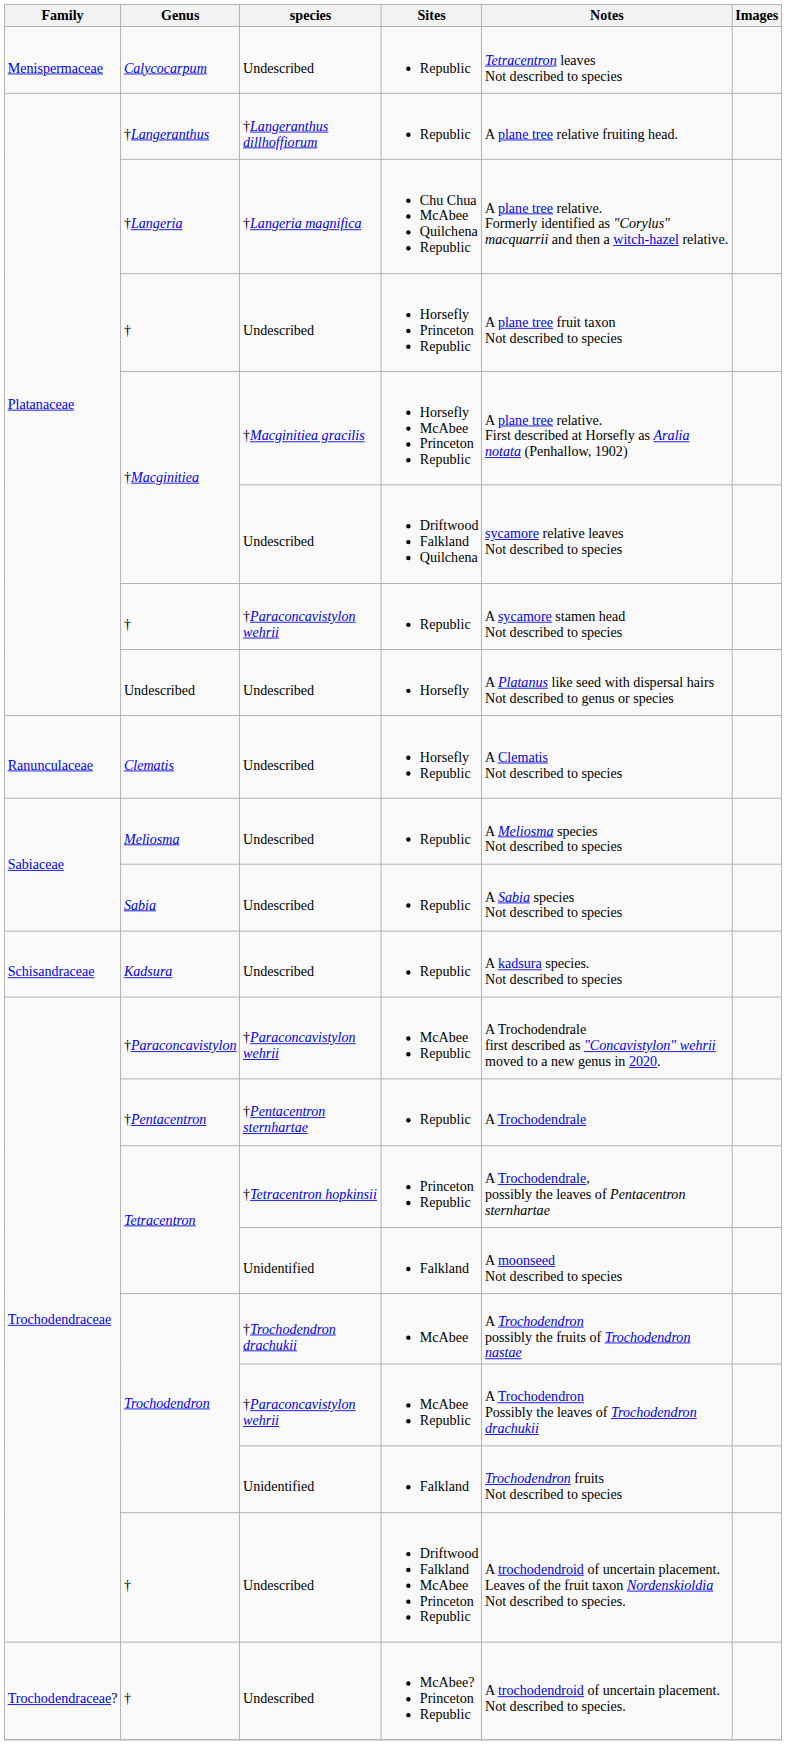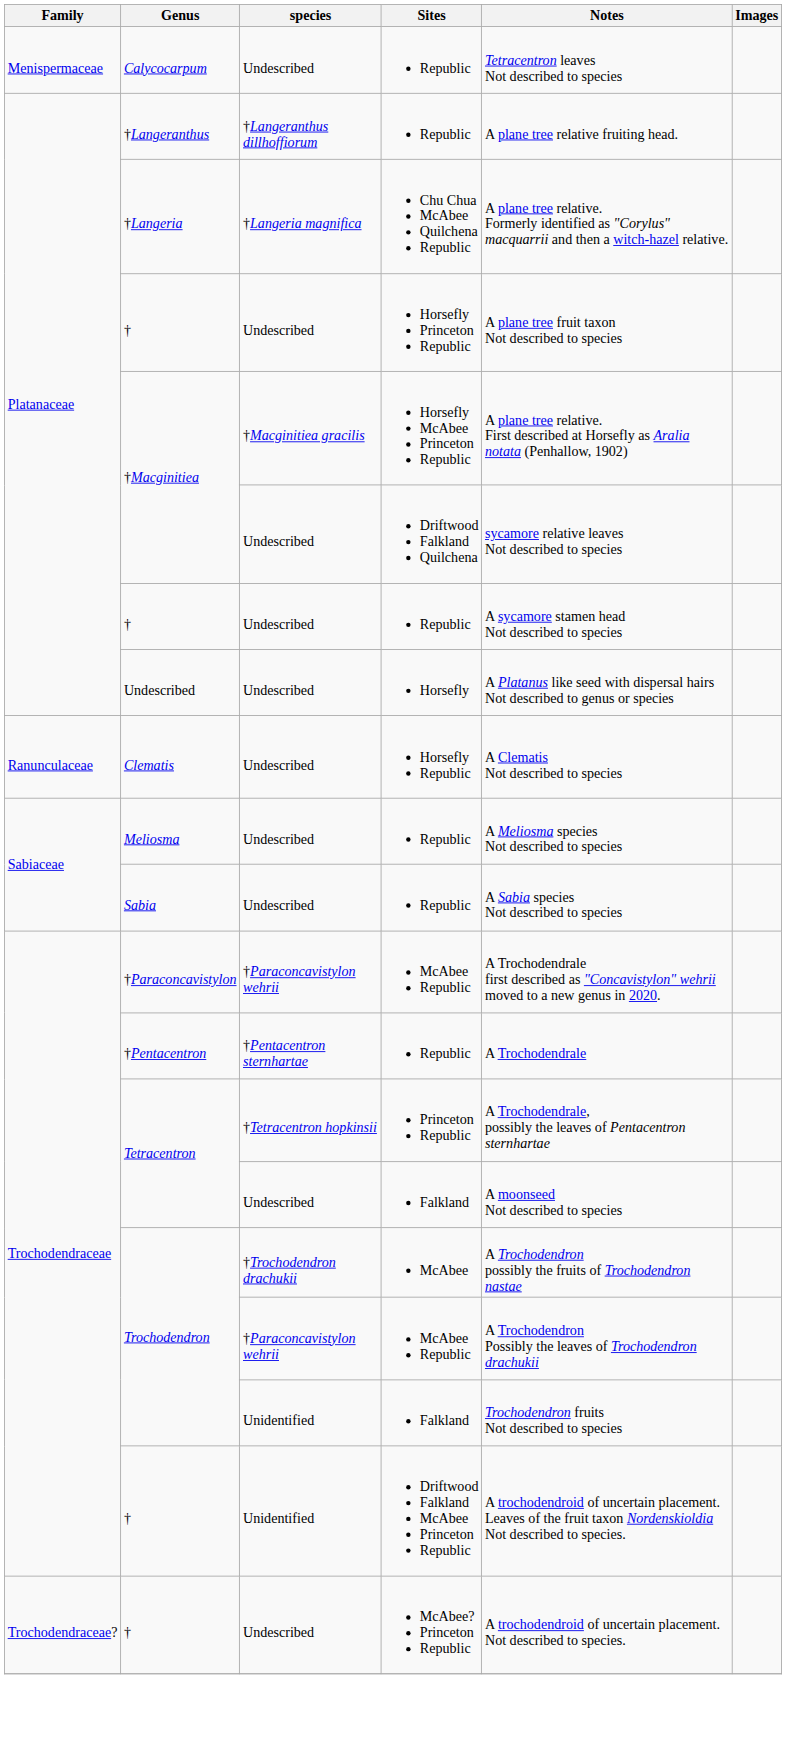(299, 624) †Paraconcavistylon wehrii -> (279, 624) Undescribed
- row: (148, 971)
(279, 1268) Unidentified -> (279, 1202) Undescribed
(279, 1585) Undescribed -> (279, 1518) Unidentified
